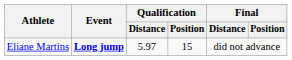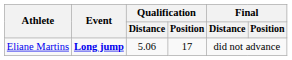(147, 47) 5.97 -> (147, 47) 5.06
(187, 47) 15 -> (187, 47) 17
